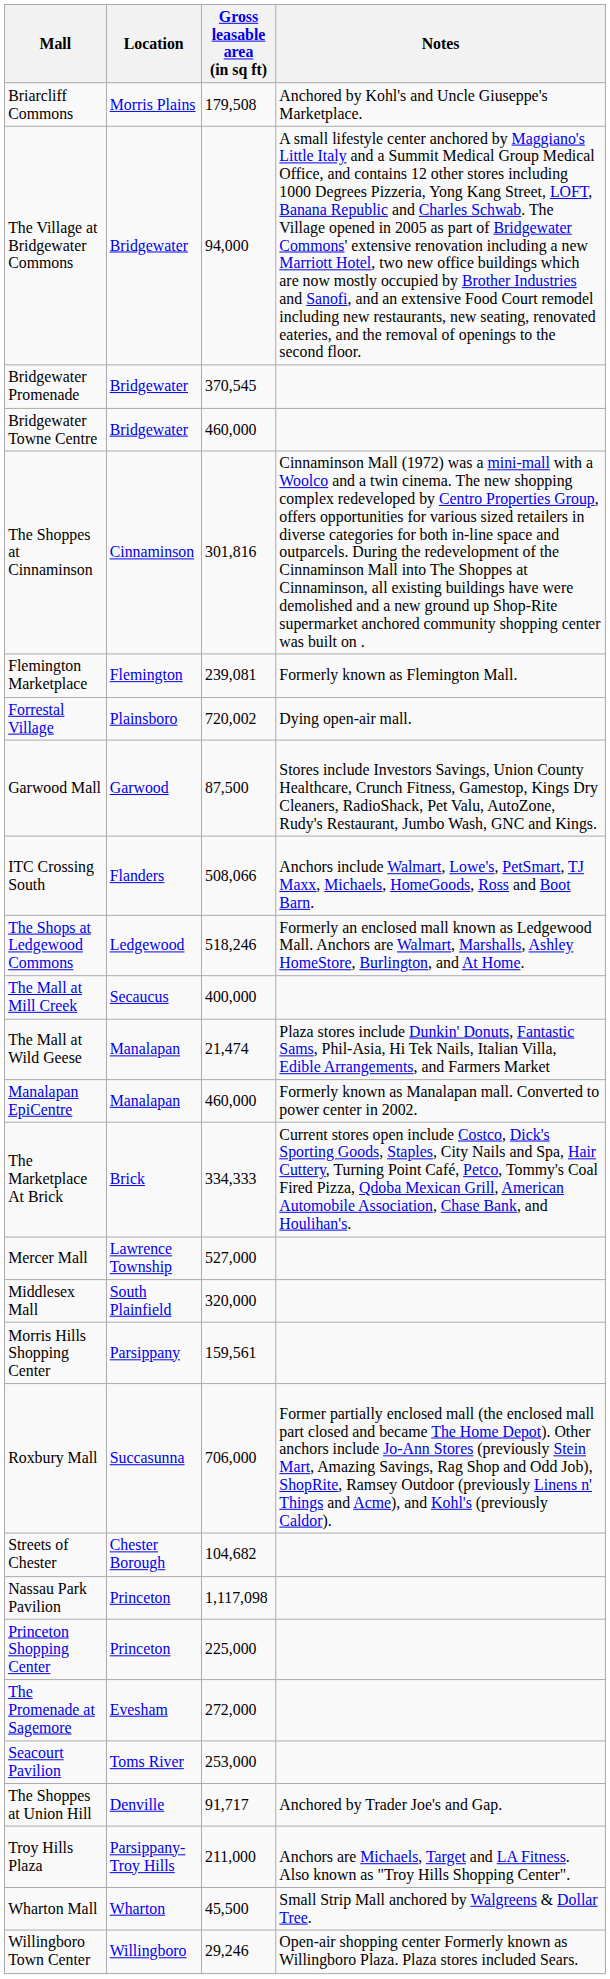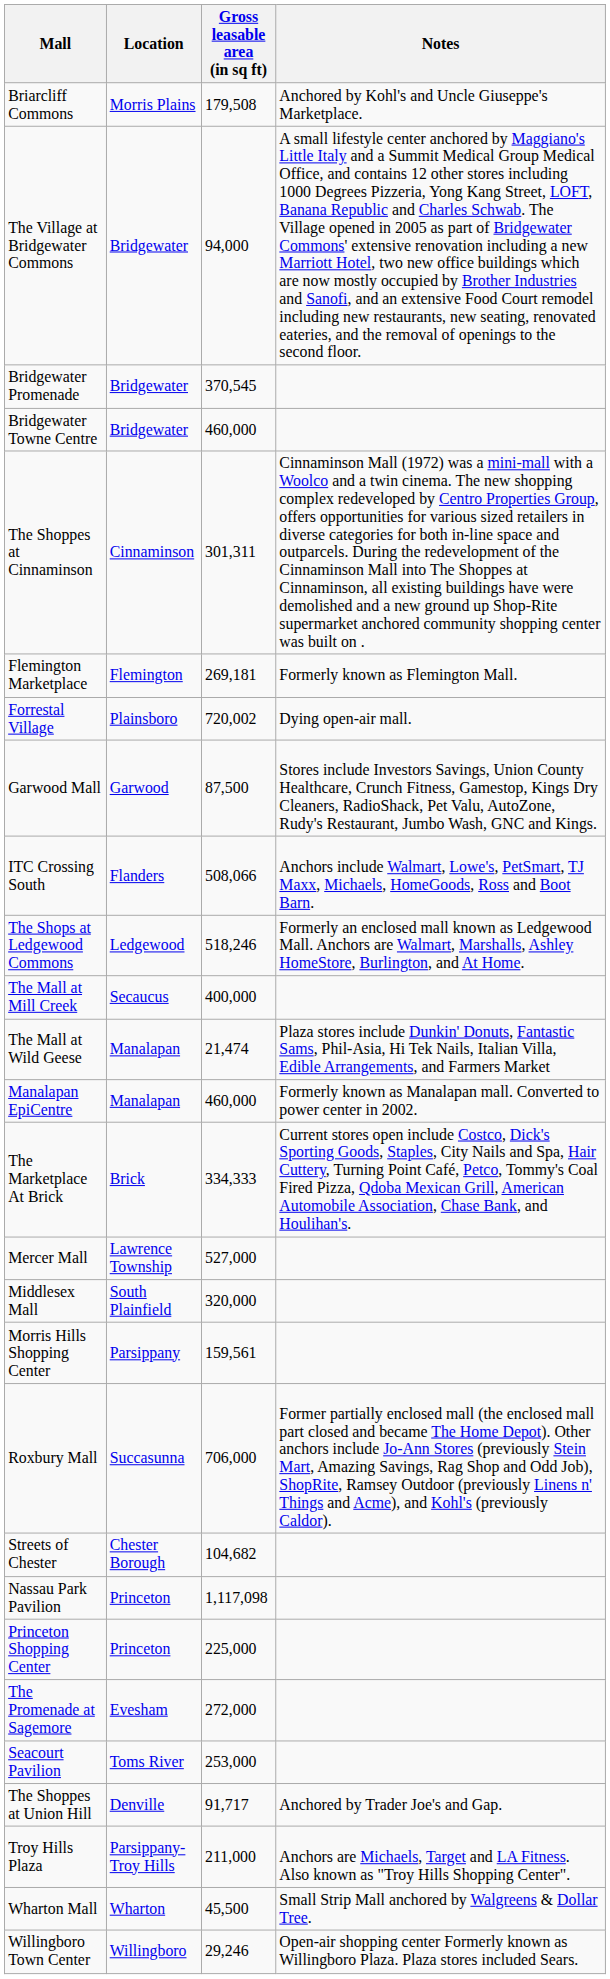(231, 552) 301,816 -> (230, 552) 301,311
(231, 675) 239,081 -> (231, 675) 269,181
